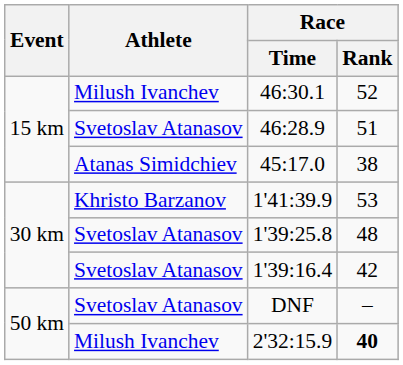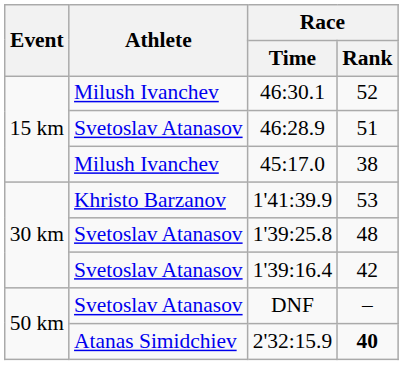(155, 164) Atanas Simidchiev -> (146, 164) Milush Ivanchev
(146, 341) Milush Ivanchev -> (155, 341) Atanas Simidchiev
